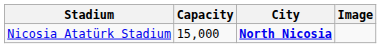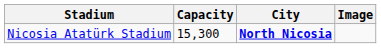(198, 33) 15,000 -> (198, 33) 15,300
